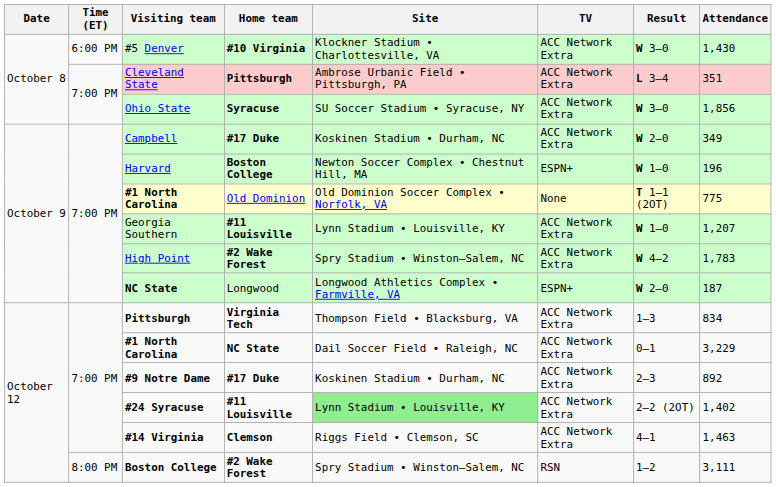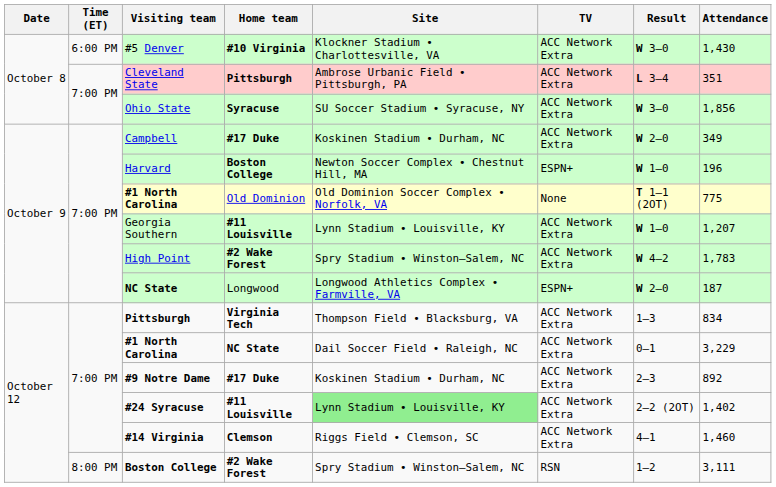(719, 438) 1,463 -> (719, 438) 1,460
